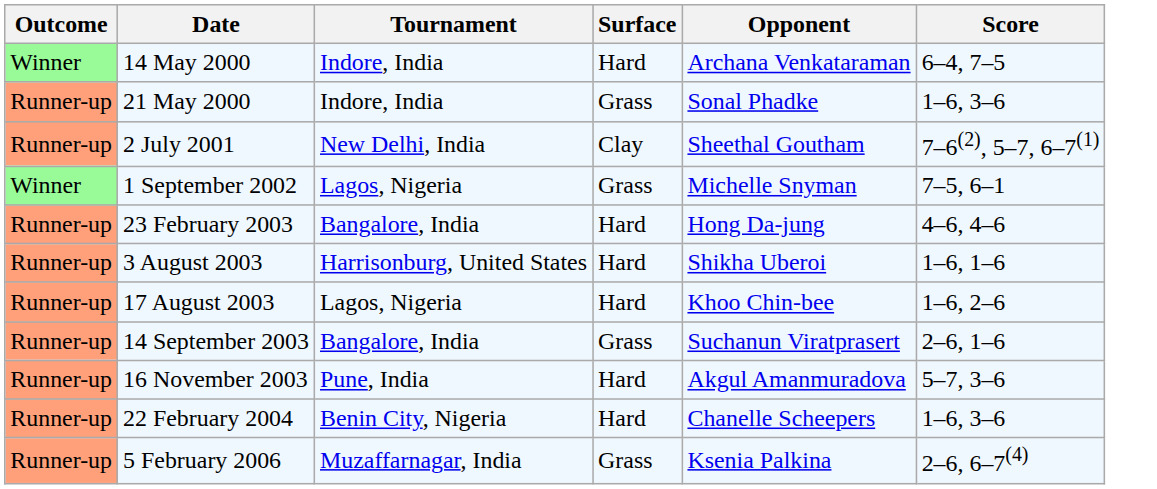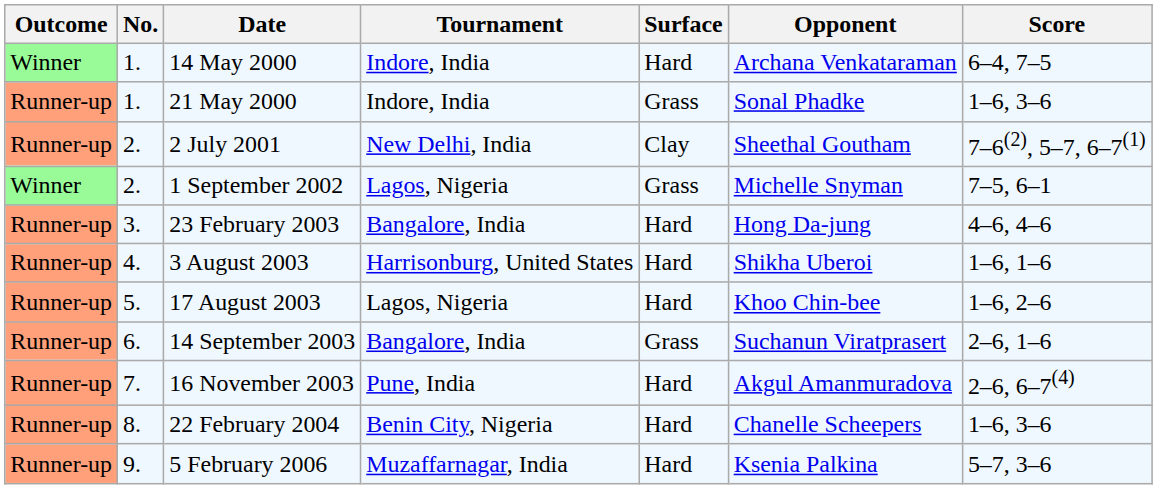+ column: (141, 23)
(963, 378) 5–7, 3–6 -> (1021, 382) 2–6, 6–7(4)
(625, 459) Grass -> (668, 462) Hard
(975, 459) 2–6, 6–7(4) -> (1010, 462) 5–7, 3–6
